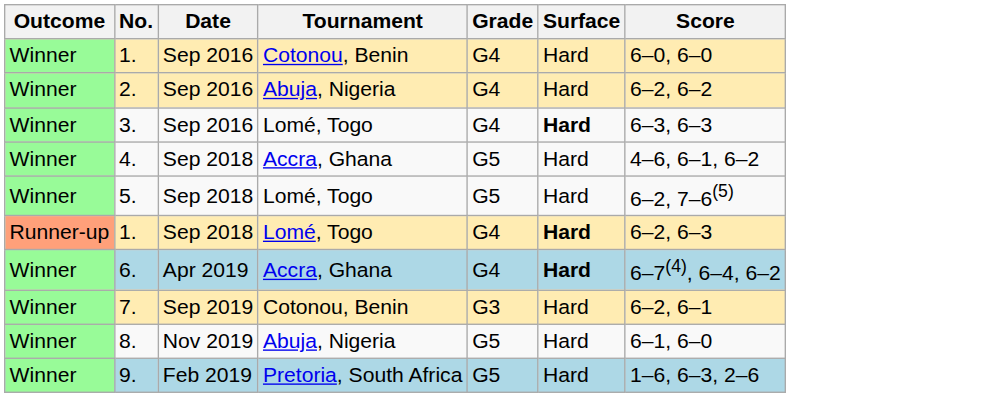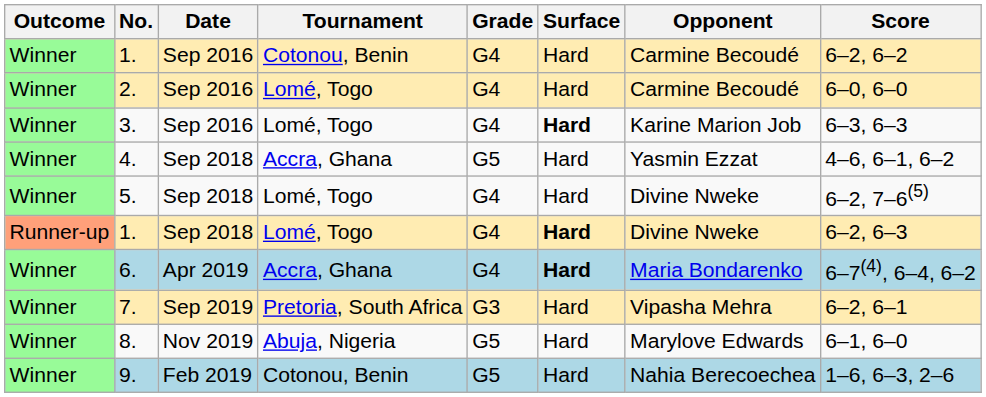+ column: (723, 21)
(671, 55) 6–0, 6–0 -> (866, 55) 6–2, 6–2
(329, 89) Abuja, Nigeria -> (318, 89) Lomé, Togo
(671, 89) 6–2, 6–2 -> (866, 89) 6–0, 6–0
(486, 195) G5 -> (486, 195) G4
(336, 306) Cotonou, Benin -> (363, 306) Pretoria, South Africa
(363, 375) Pretoria, South Africa -> (336, 375) Cotonou, Benin
